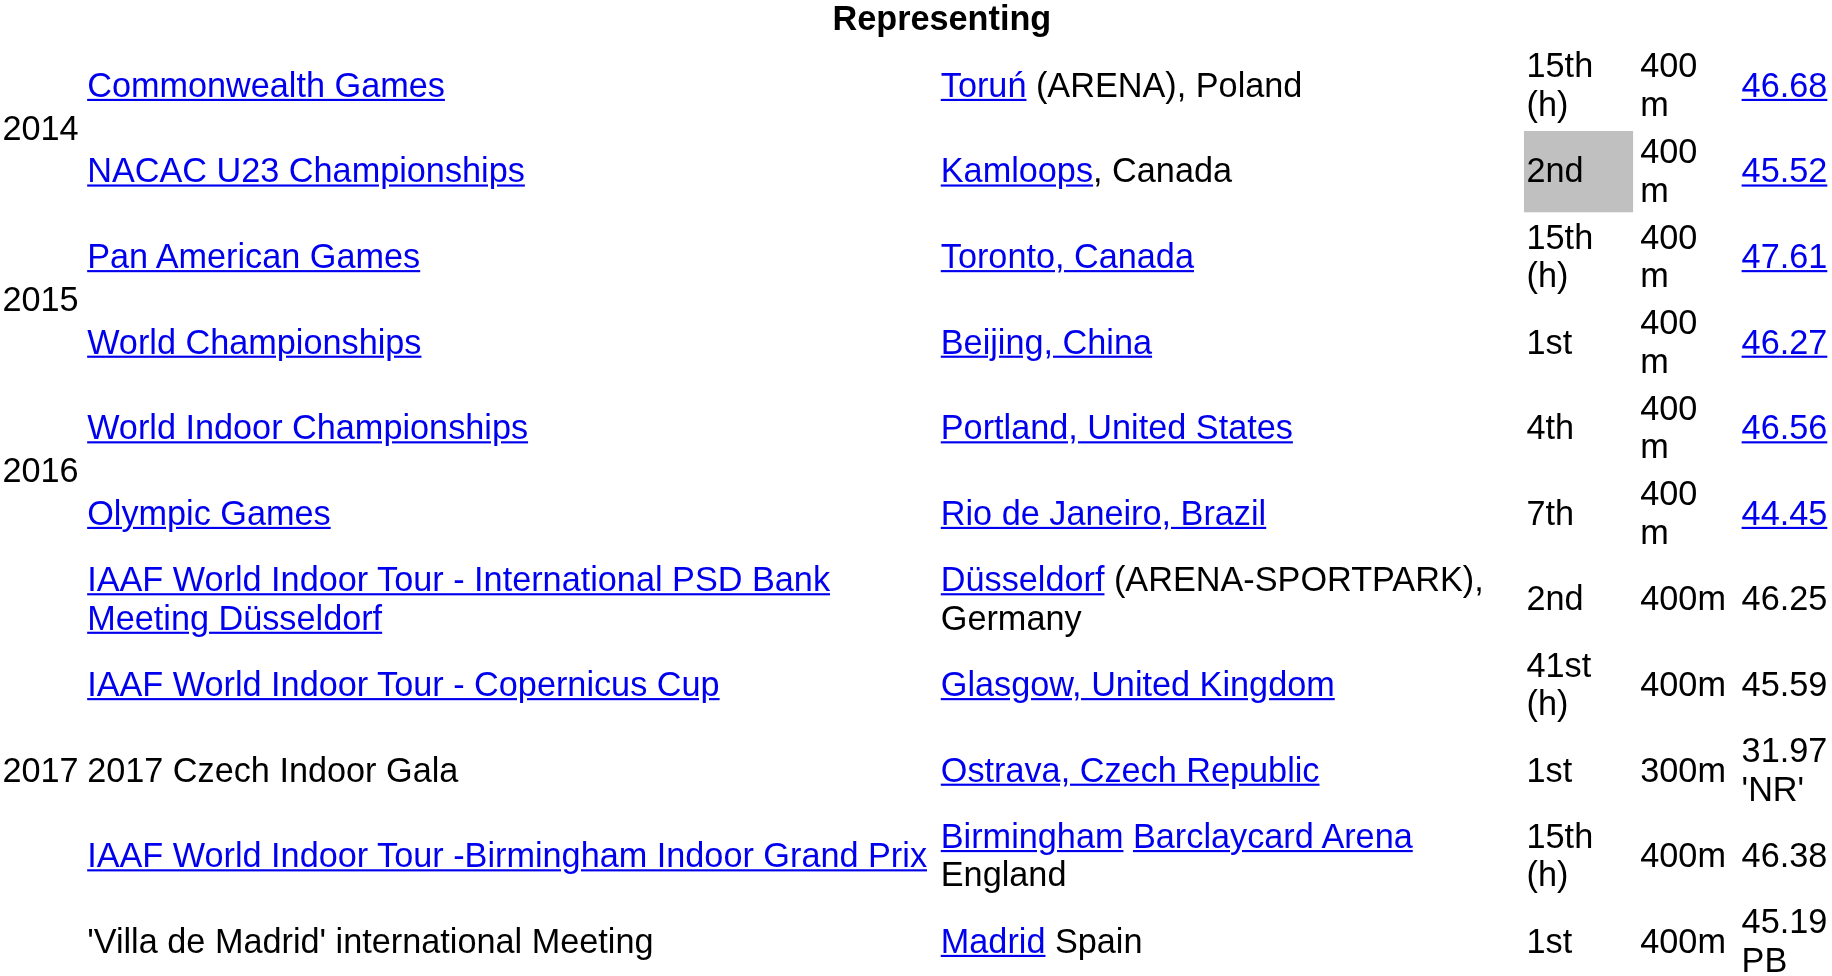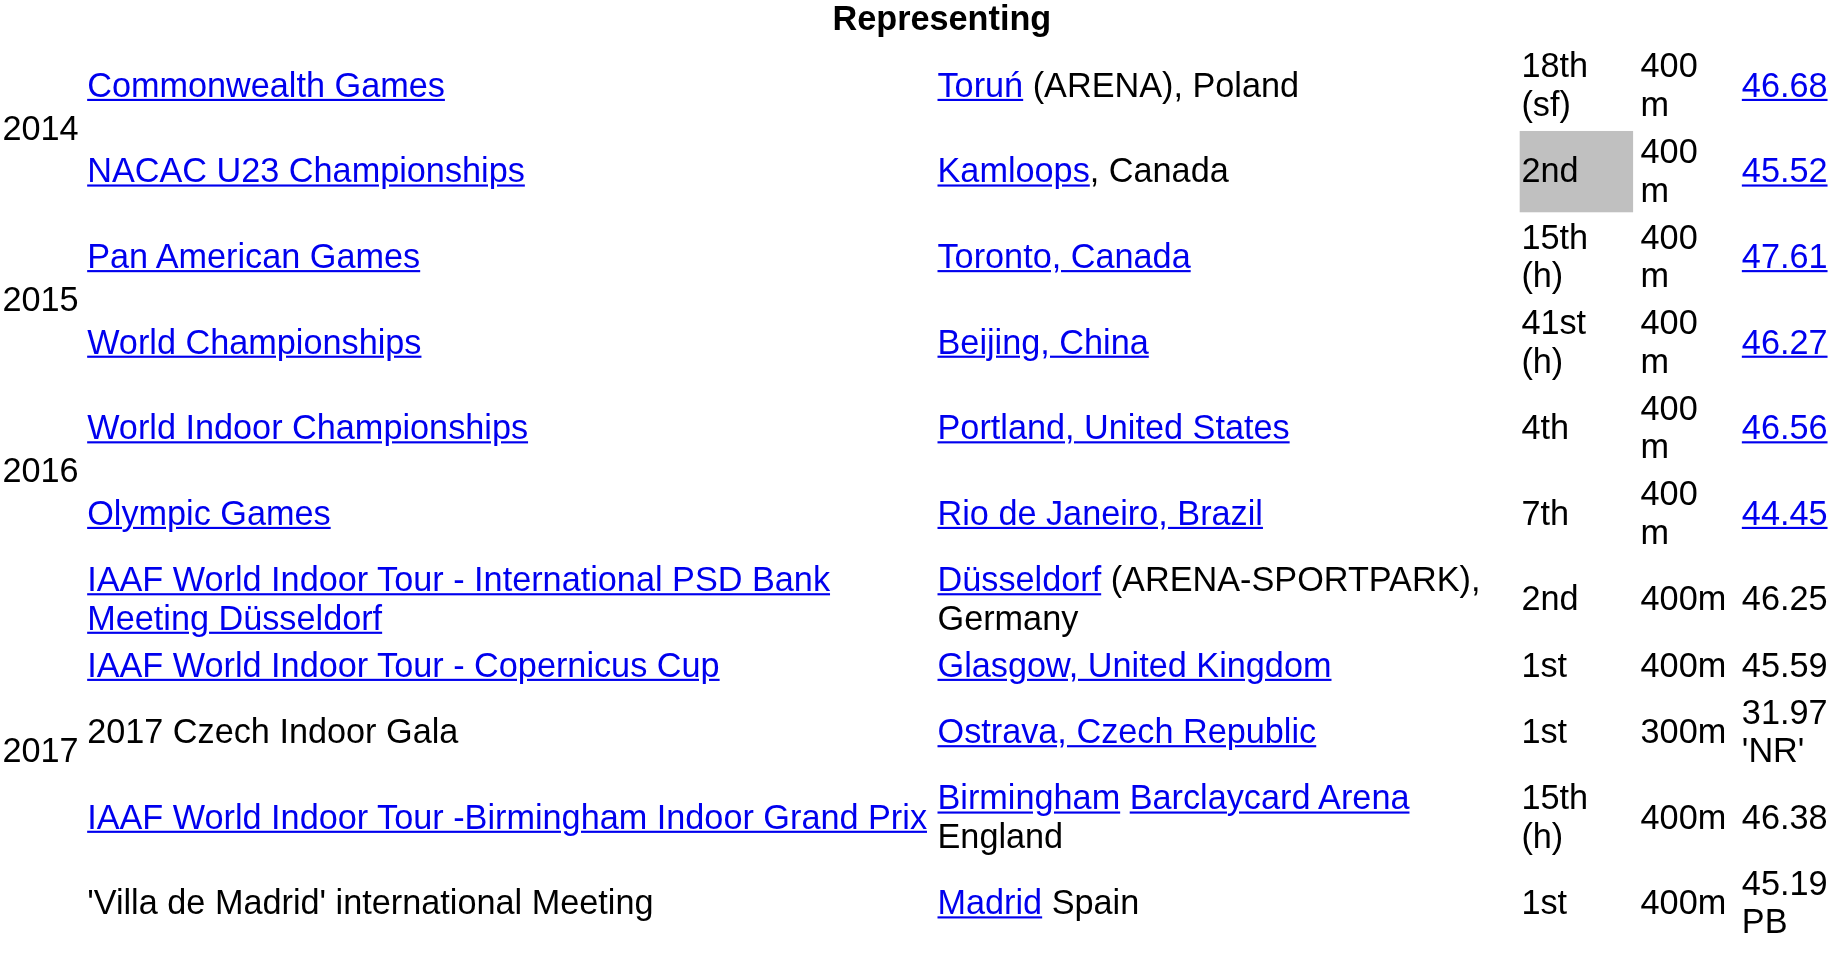(1560, 85) 15th (h) -> (1555, 85) 18th (sf)
(1549, 342) 1st -> (1554, 342) 41st (h)
(1559, 684) 41st (h) -> (1544, 665) 1st
